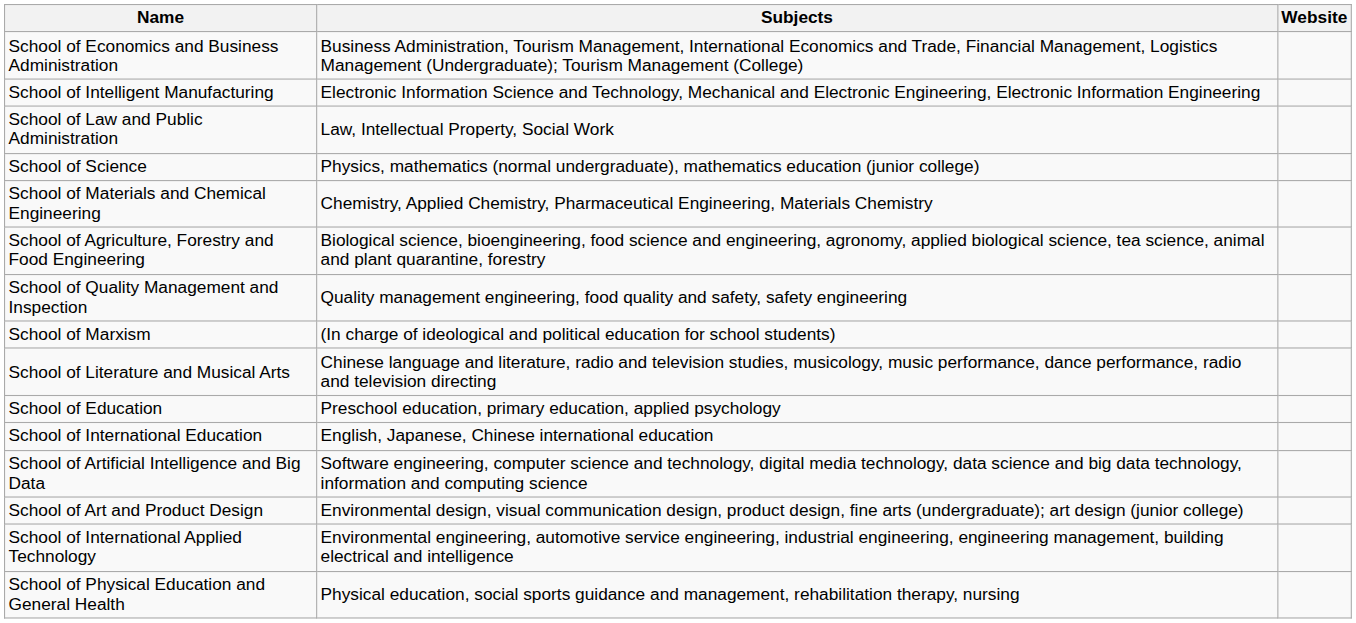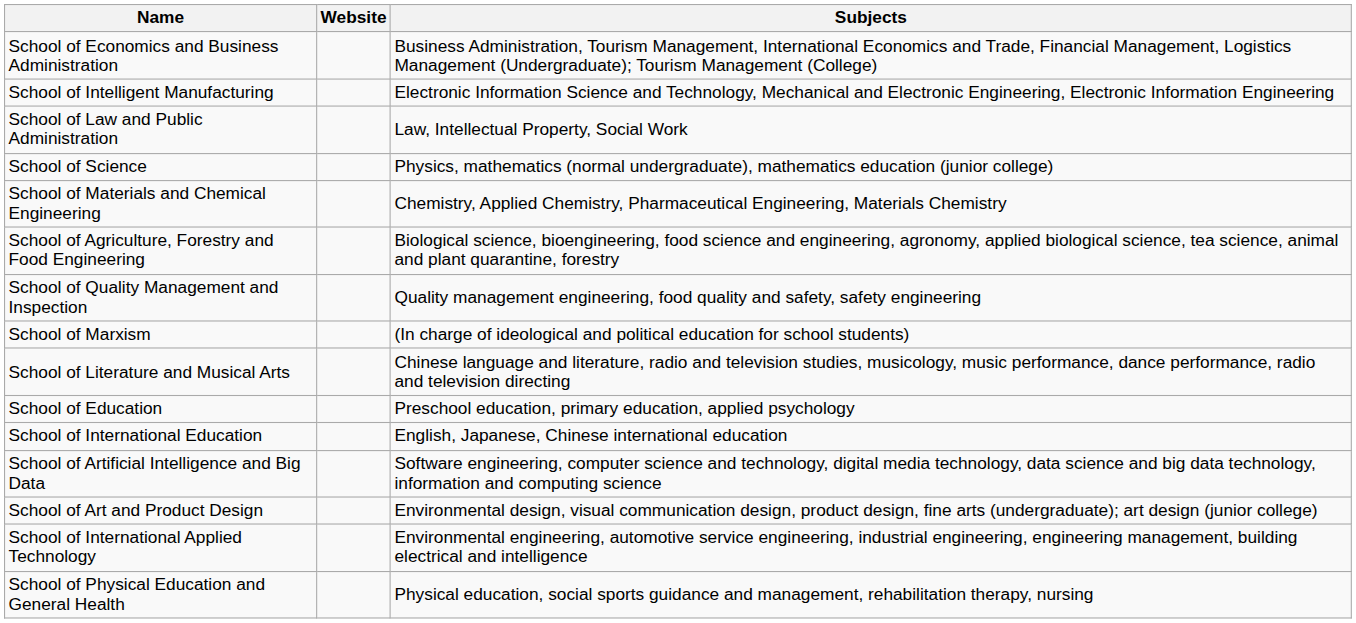columns swapped: (797, 18) <-> (1314, 18)
